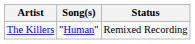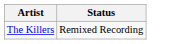- column: (79, 12)
